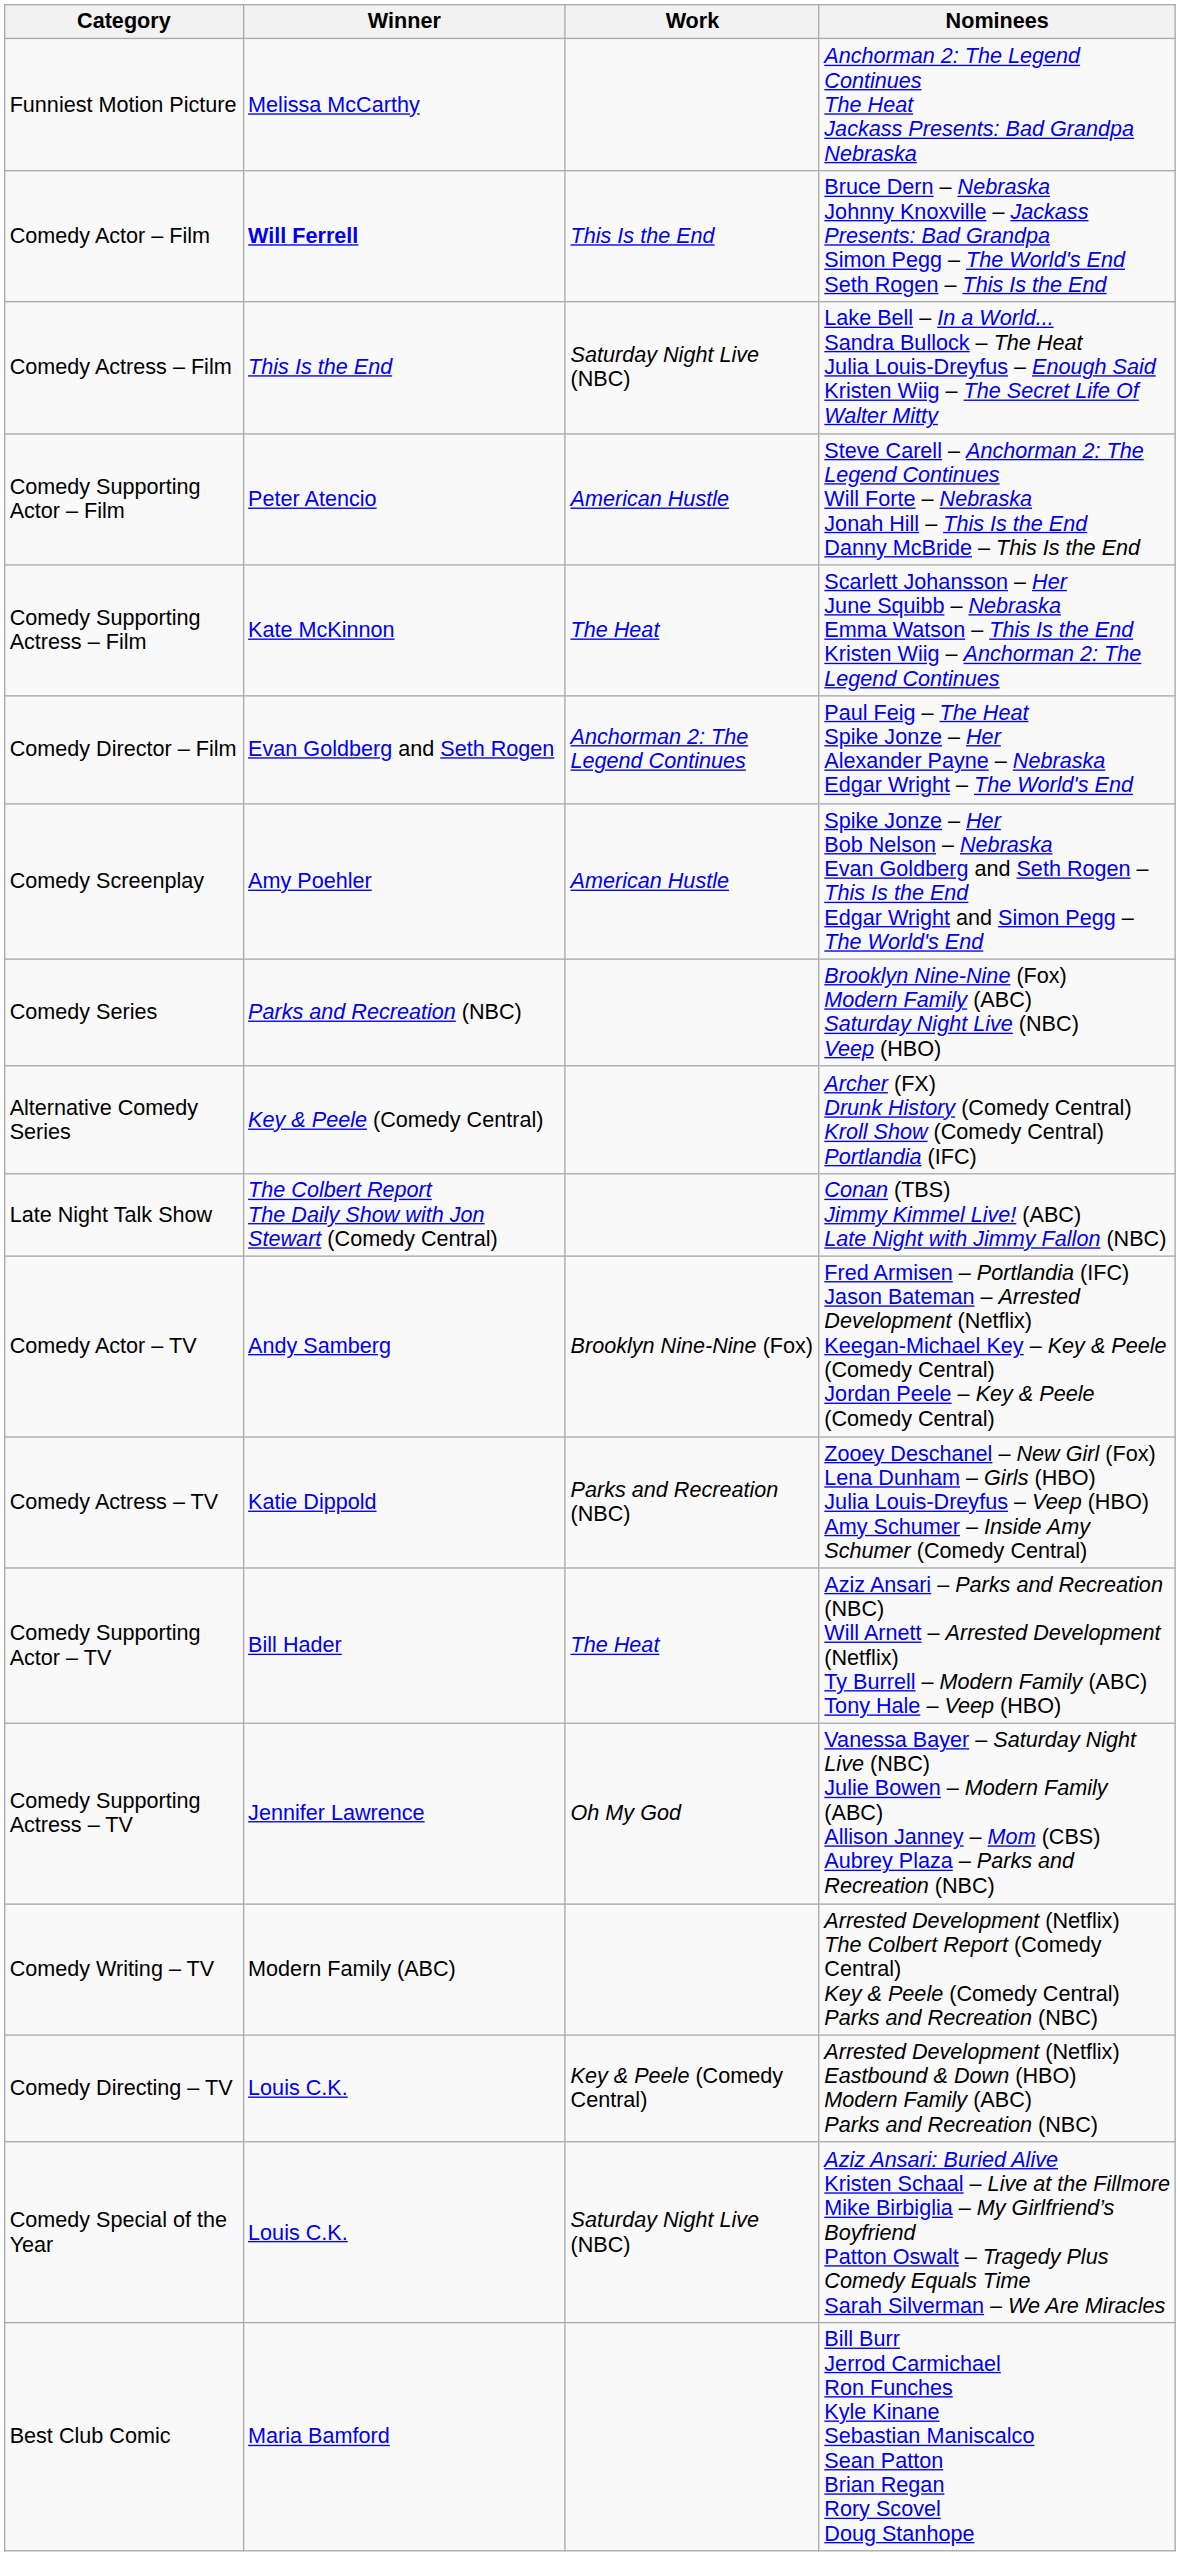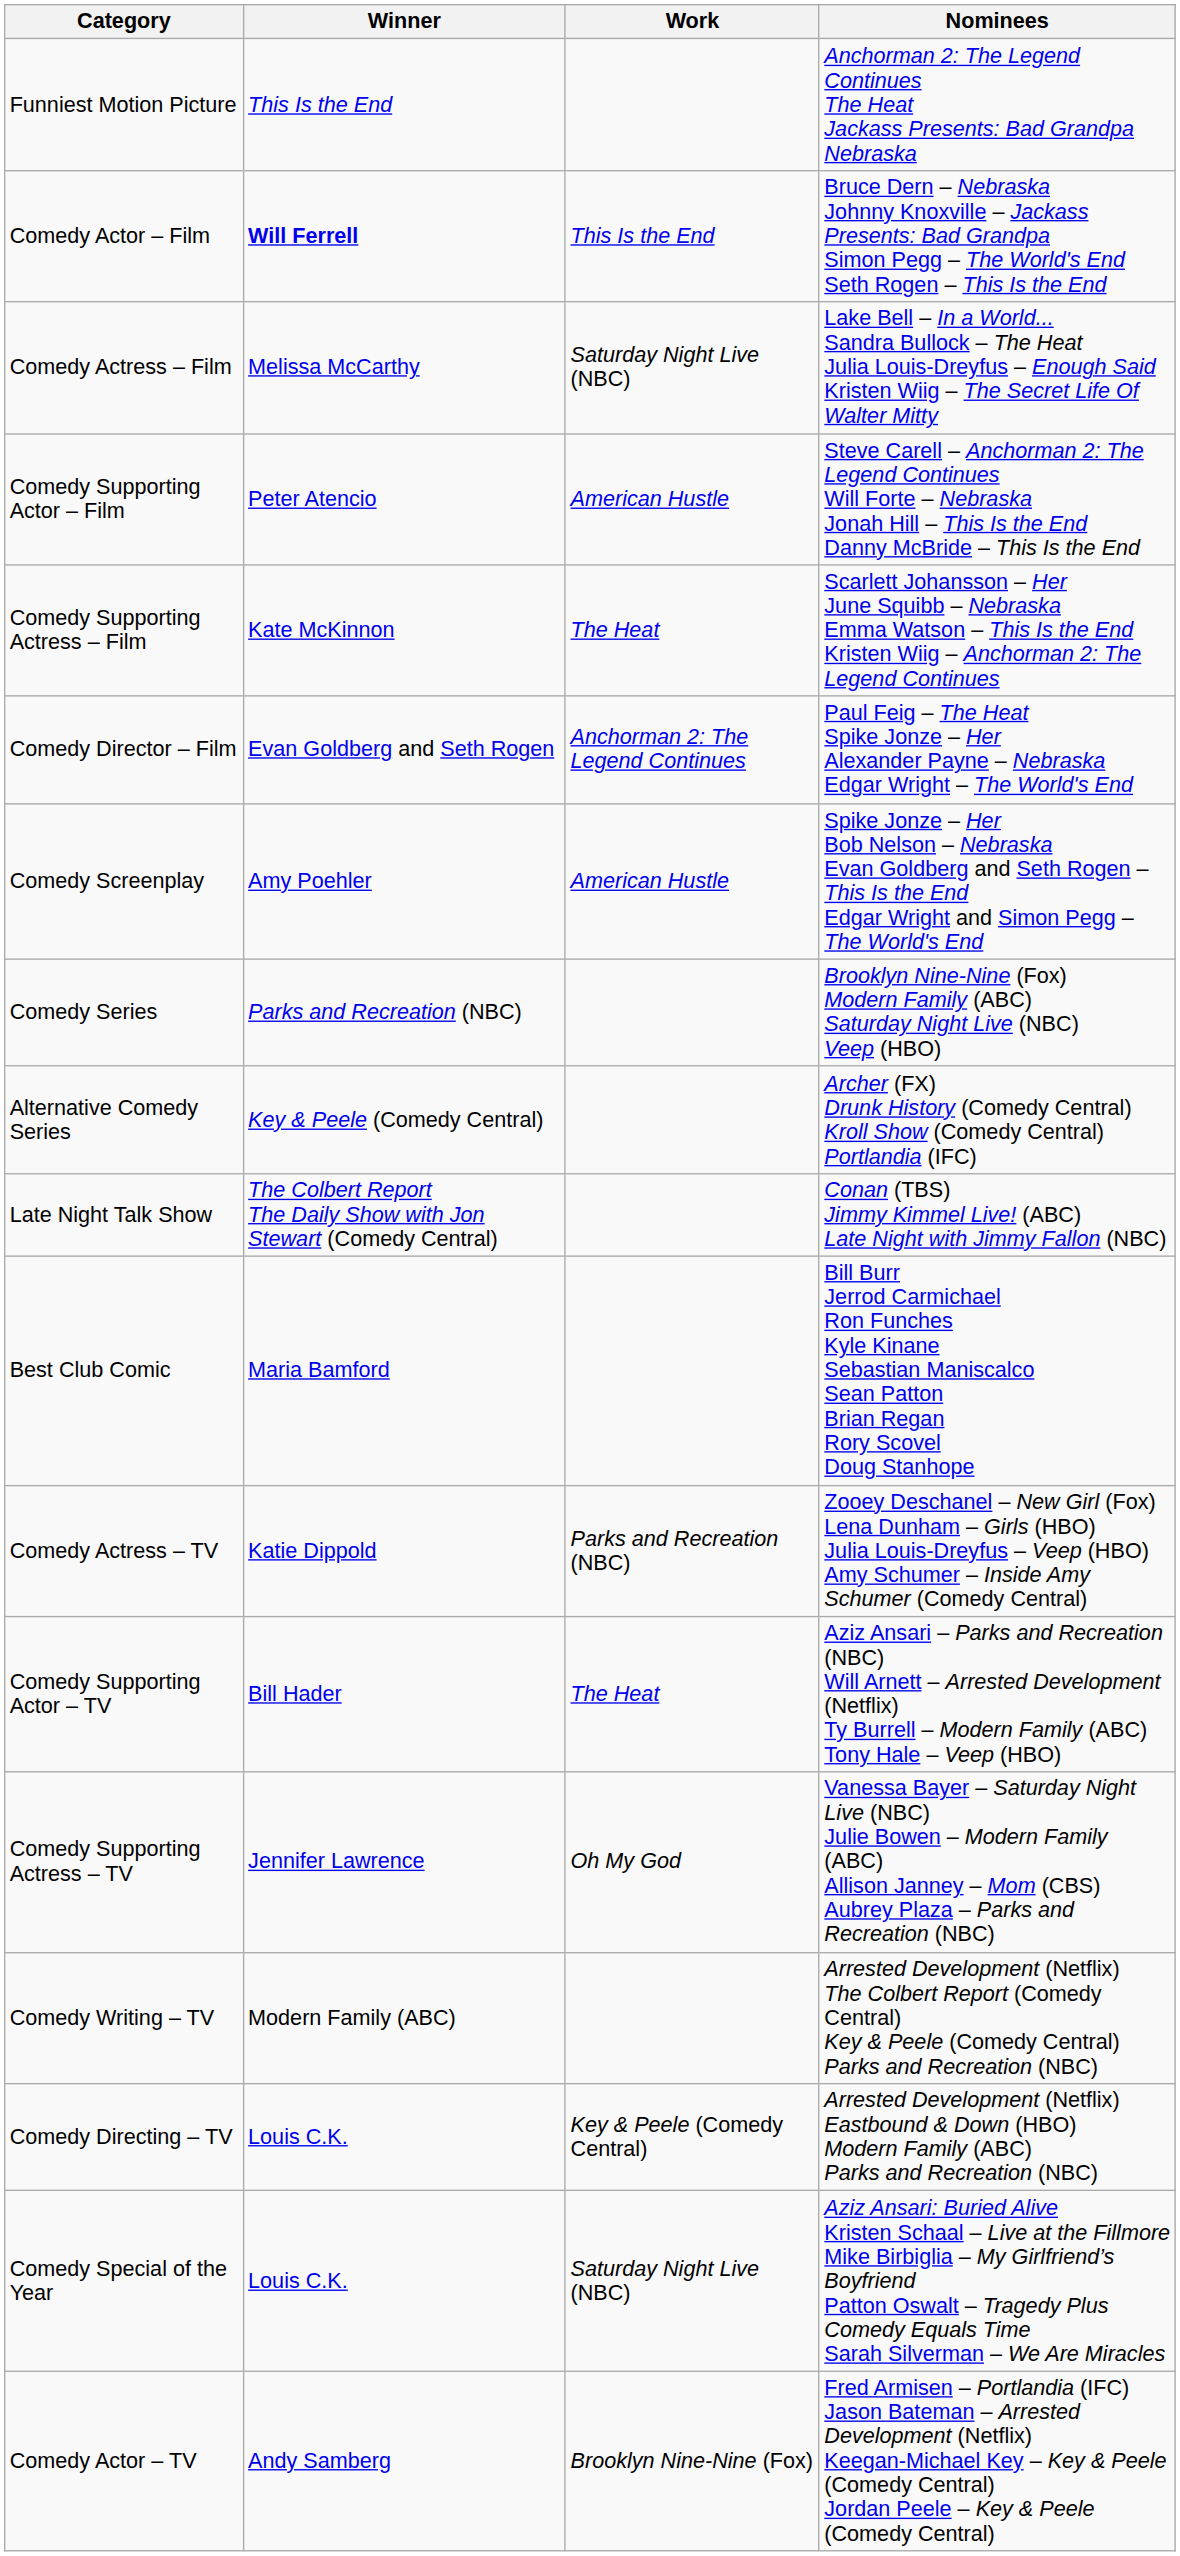(334, 104) Melissa McCarthy -> (320, 104) This Is the End
(320, 367) This Is the End -> (334, 367) Melissa McCarthy
rows swapped: (103, 1346) <-> (90, 2436)
